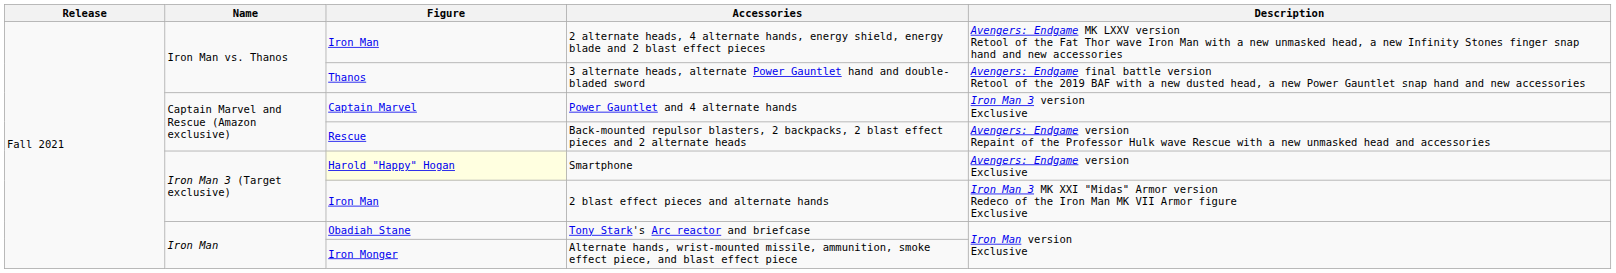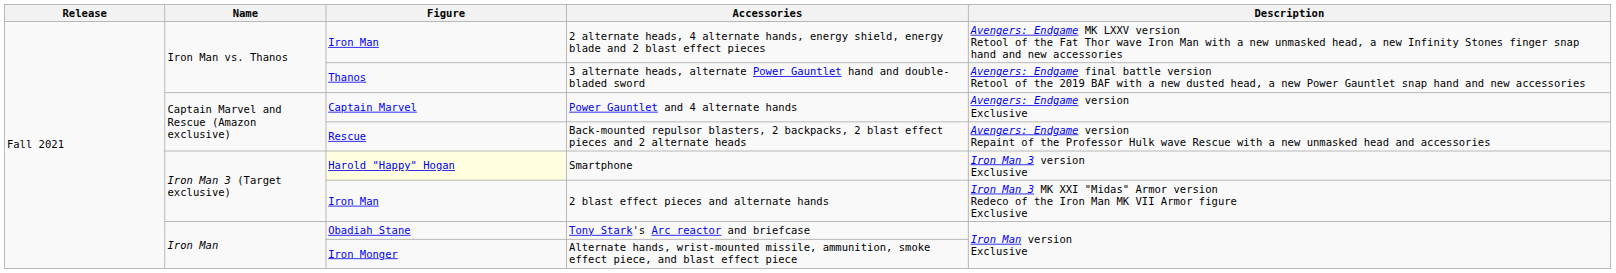(1028, 107) Iron Man 3 version Exclusive -> (1050, 107) Avengers: Endgame version Exclusive
(1050, 166) Avengers: Endgame version Exclusive -> (1028, 166) Iron Man 3 version Exclusive
